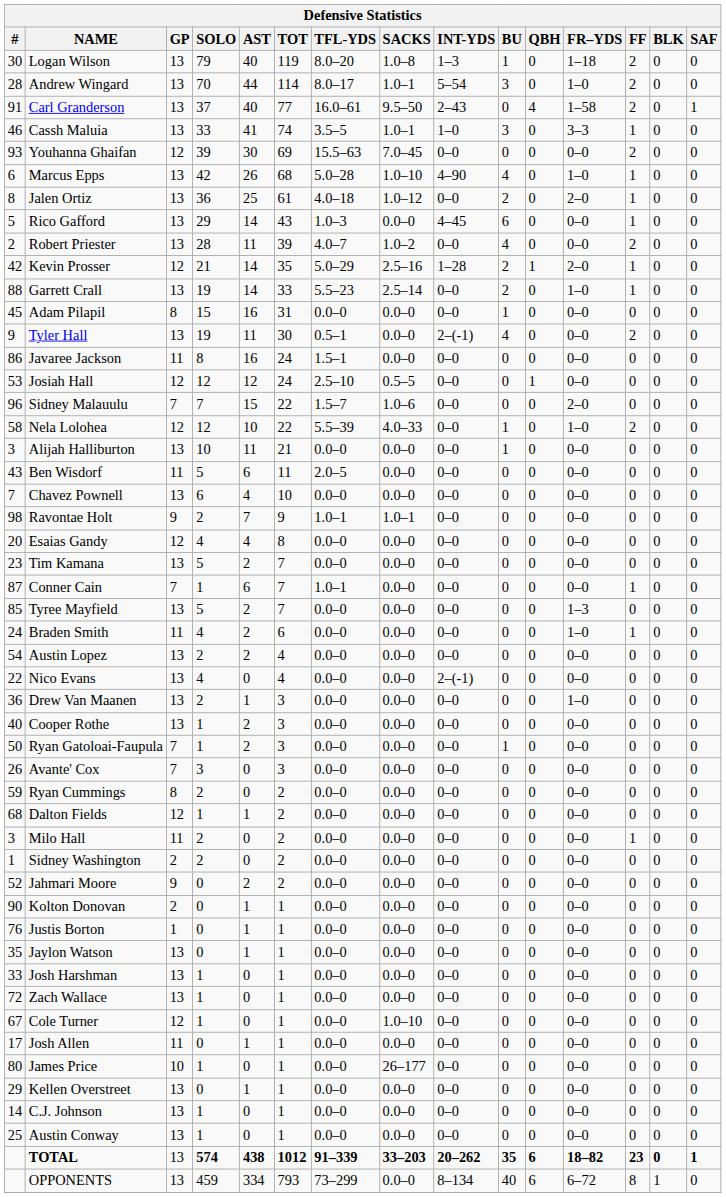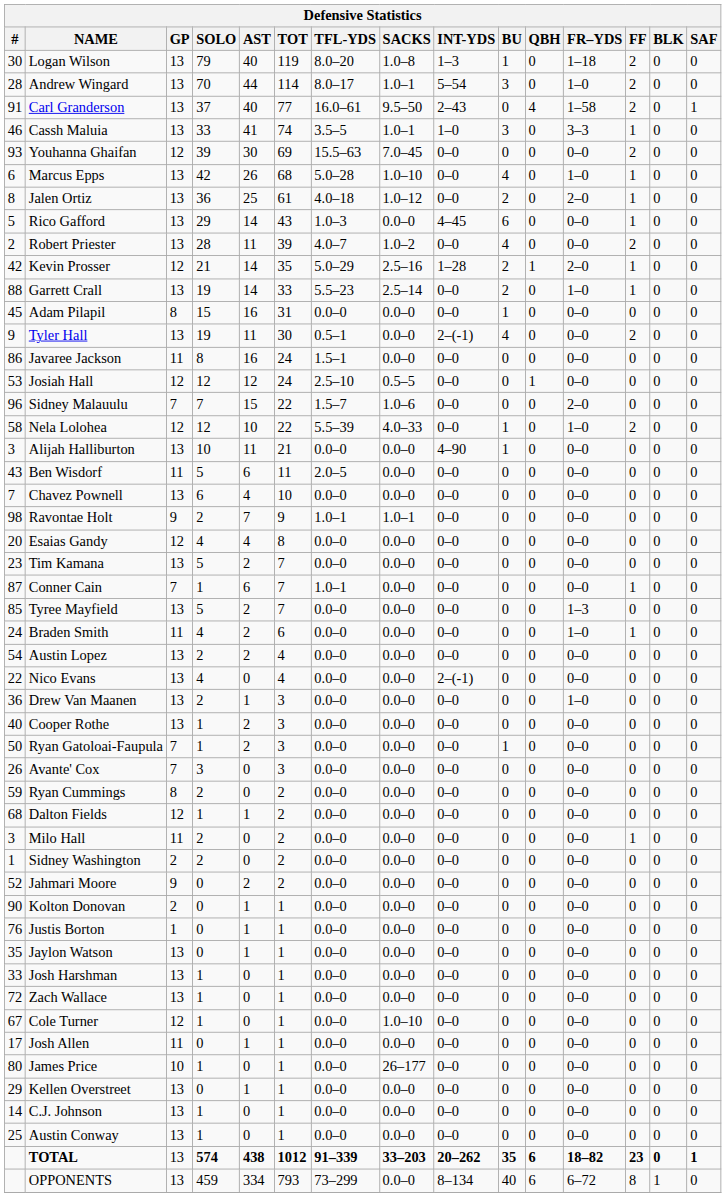(452, 175) 4–90 -> (448, 175) 0–0
(448, 449) 0–0 -> (452, 449) 4–90
